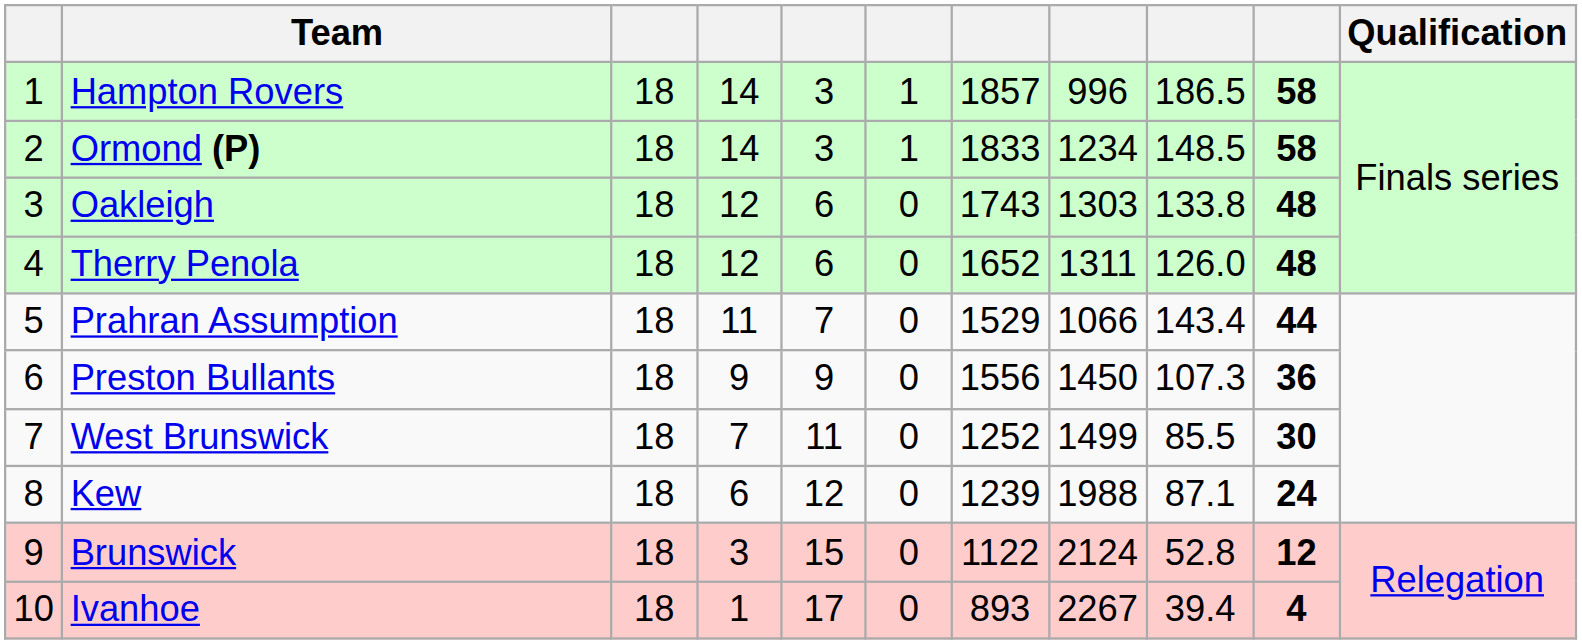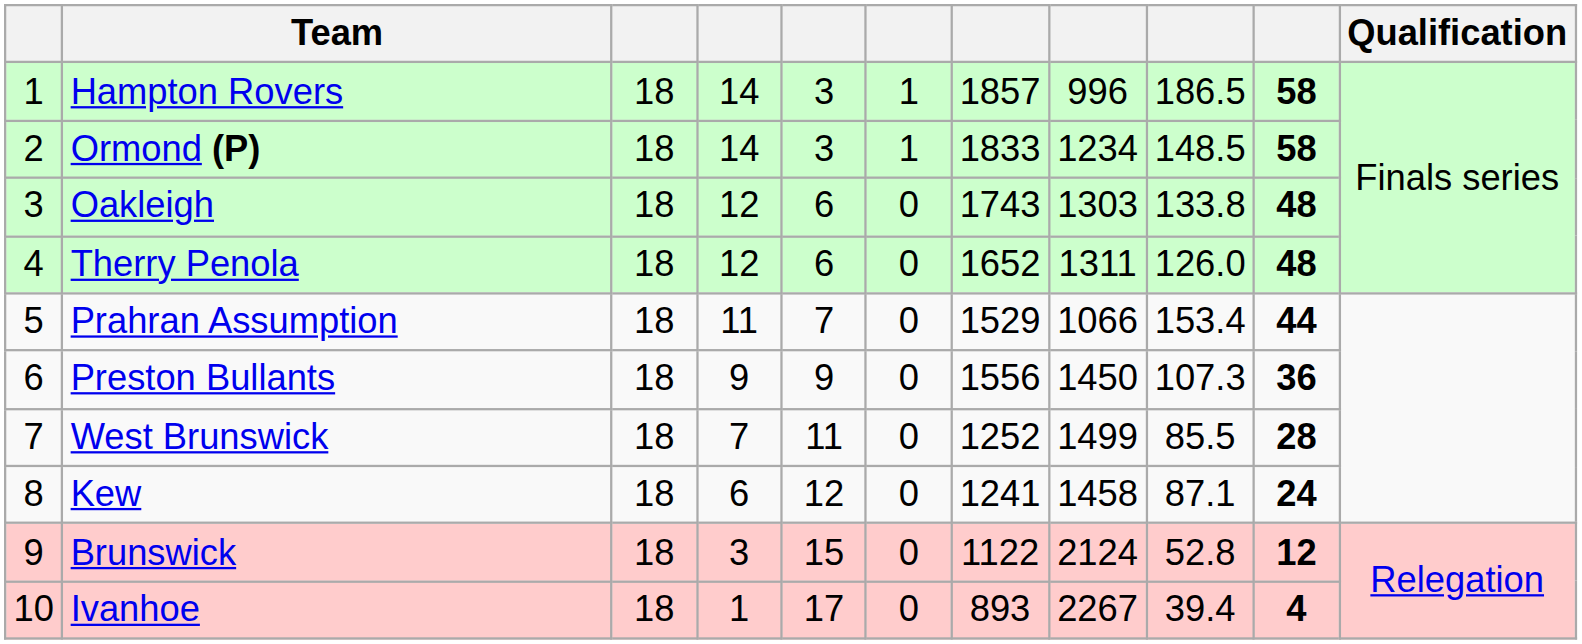(1200, 321) 143.4 -> (1200, 321) 153.4
(1296, 436) 30 -> (1296, 436) 28
(1000, 494) 1239 -> (1000, 494) 1241
(1098, 494) 1988 -> (1098, 494) 1458
